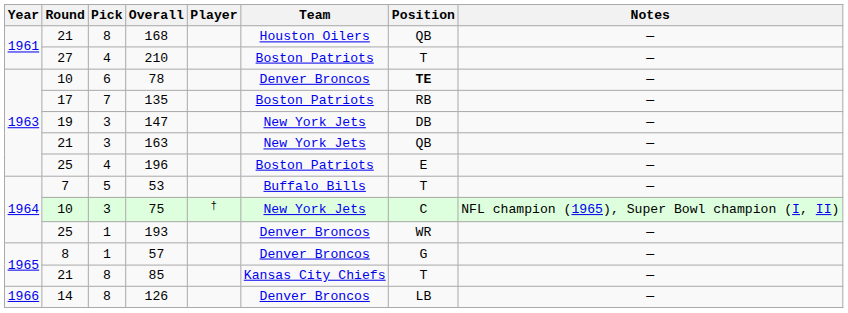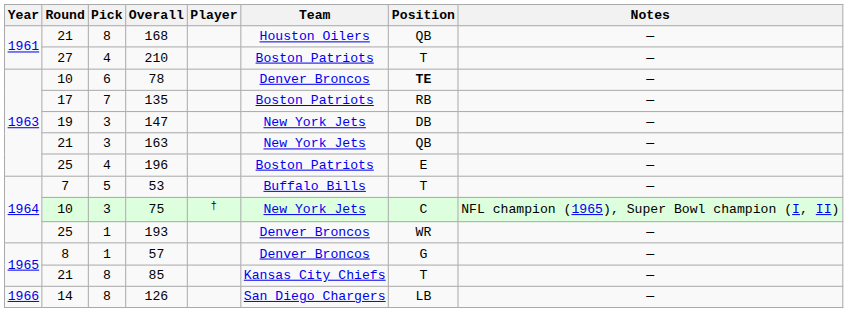(315, 297) Denver Broncos -> (315, 297) San Diego Chargers
